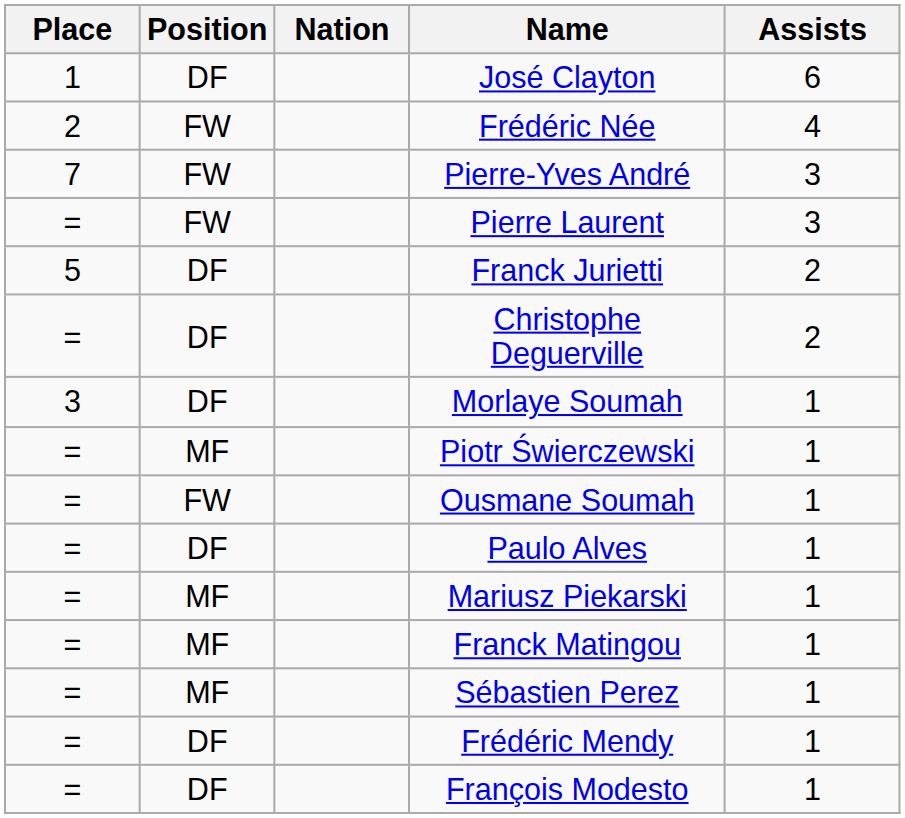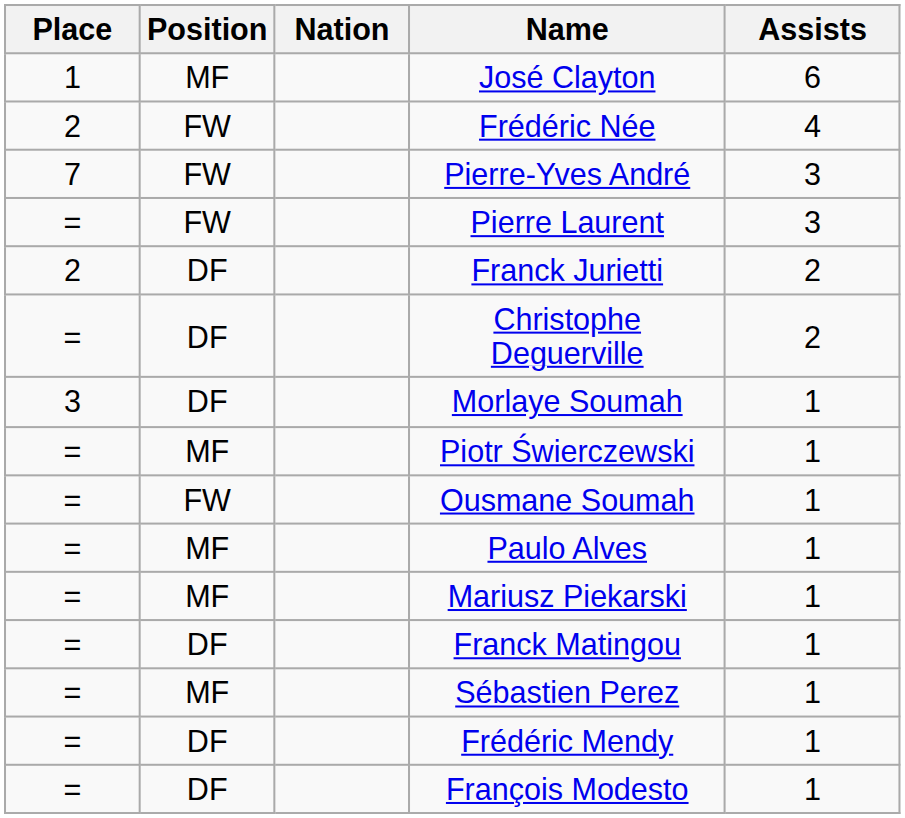(207, 78) DF -> (207, 78) MF
(72, 271) 5 -> (72, 271) 2
(207, 547) DF -> (207, 547) MF
(207, 644) MF -> (207, 644) DF
